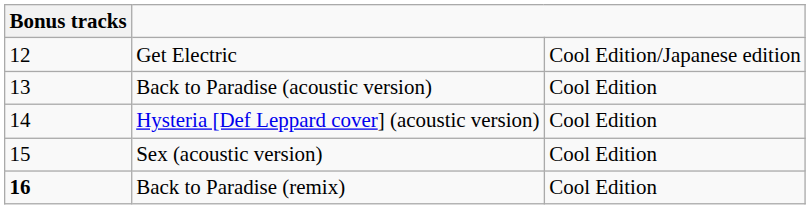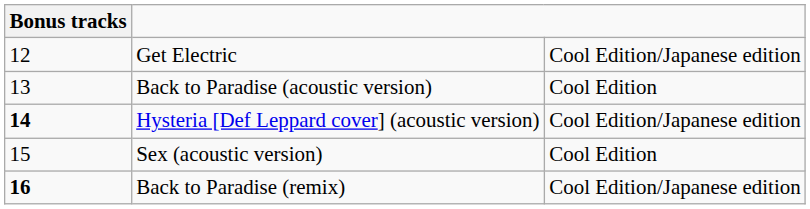(20, 120) normal -> (20, 120) bold
(603, 120) Cool Edition -> (675, 120) Cool Edition/Japanese edition
(603, 187) Cool Edition -> (675, 187) Cool Edition/Japanese edition
